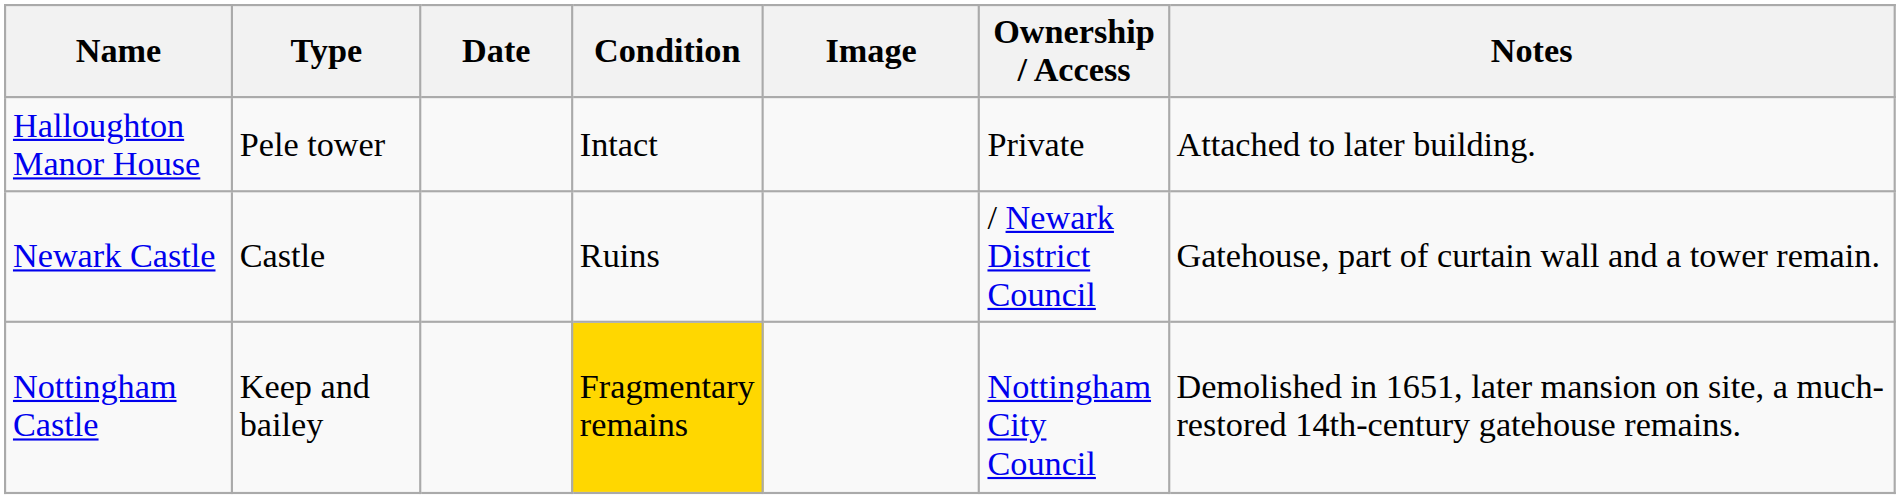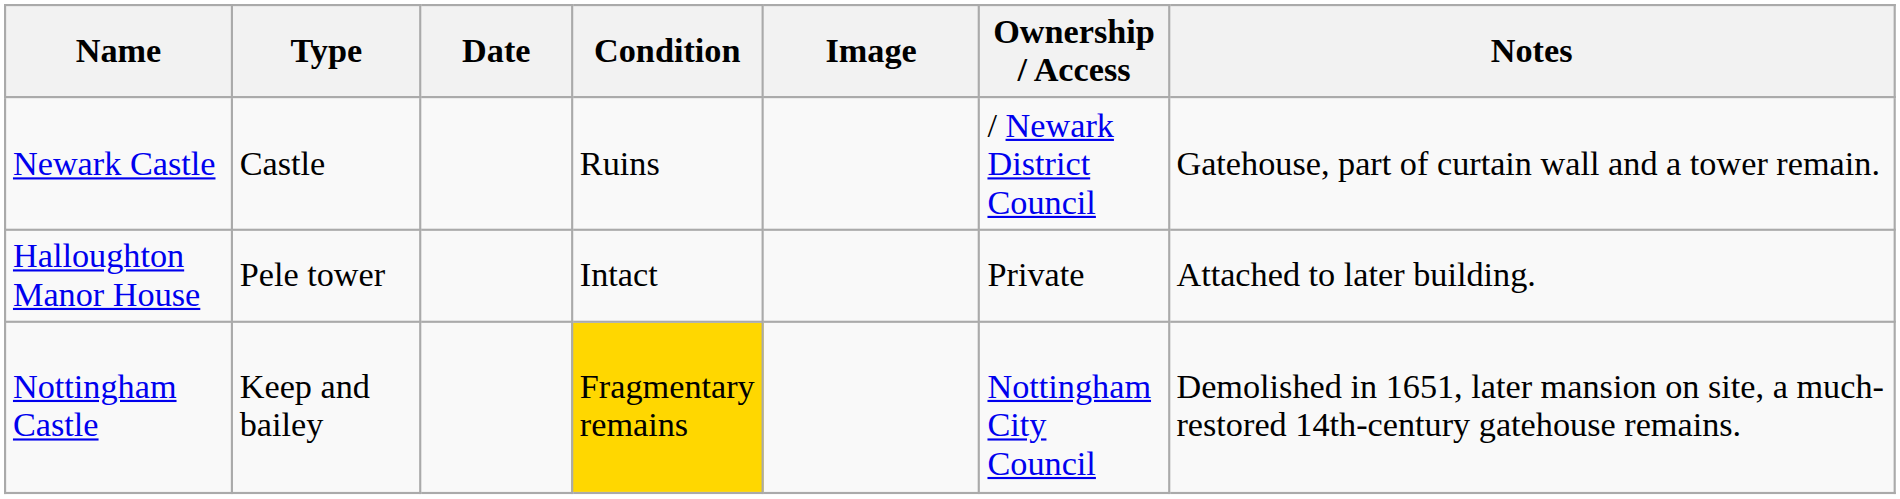rows swapped: (107, 143) <-> (114, 255)
